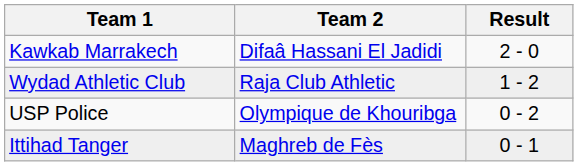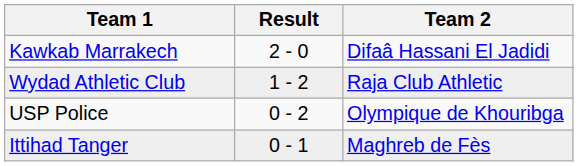columns swapped: (350, 20) <-> (519, 20)
